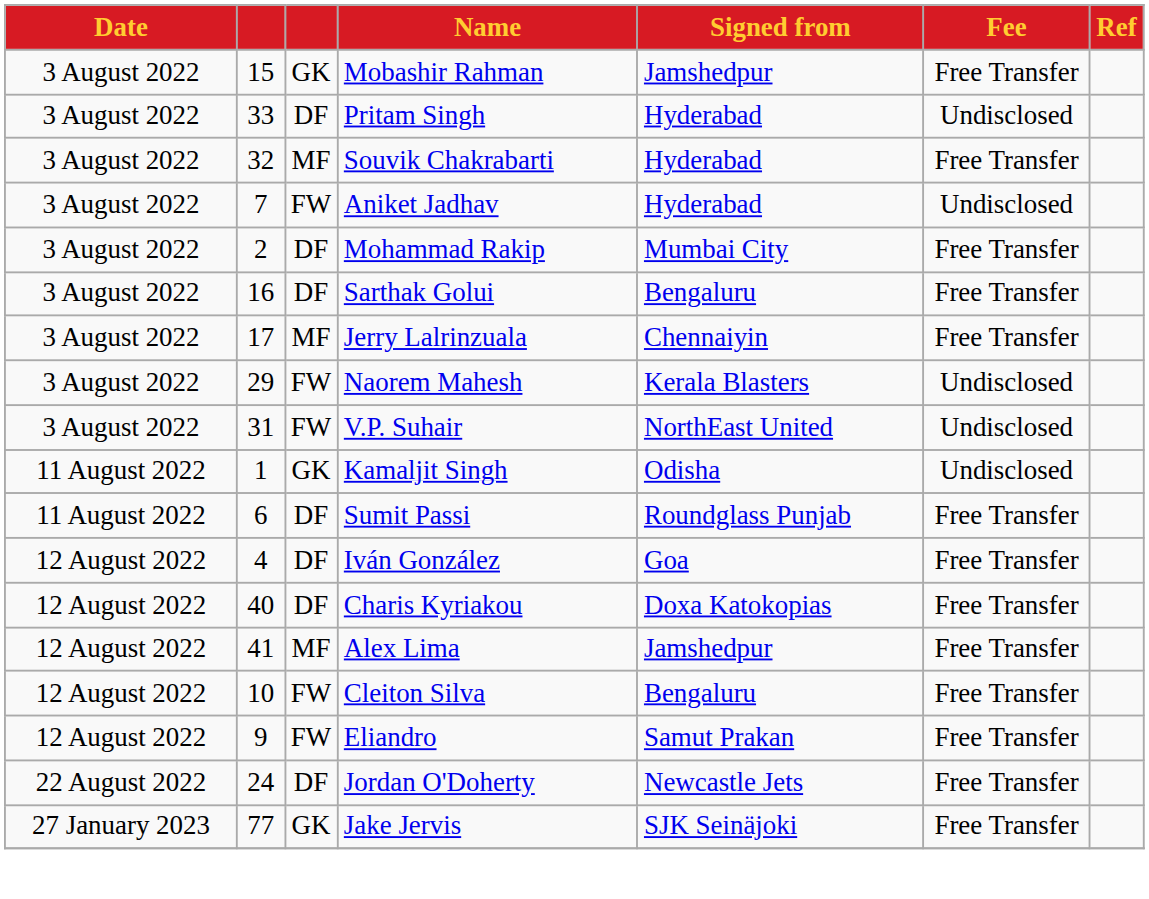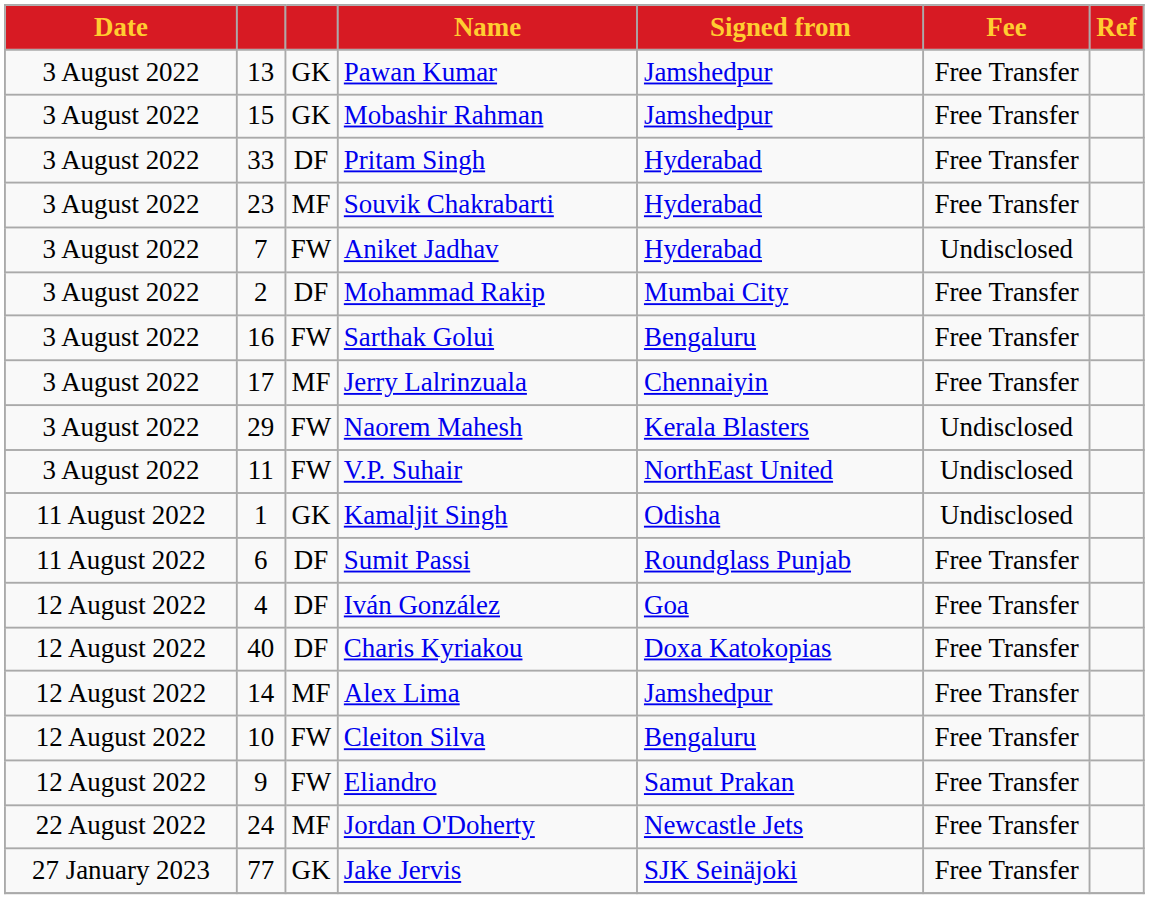+ row: (420, 71)
(1007, 115) Undisclosed -> (1007, 160) Free Transfer
(261, 160) 32 -> (261, 204) 23
(311, 293) DF -> (311, 337) FW
(261, 426) 31 -> (261, 471) 11
(261, 648) 41 -> (261, 693) 14
(311, 782) DF -> (311, 826) MF
